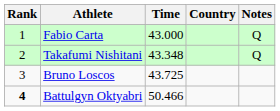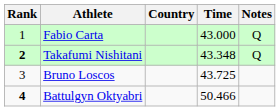columns swapped: (212, 14) <-> (166, 14)
(22, 55) normal -> (22, 55) bold
